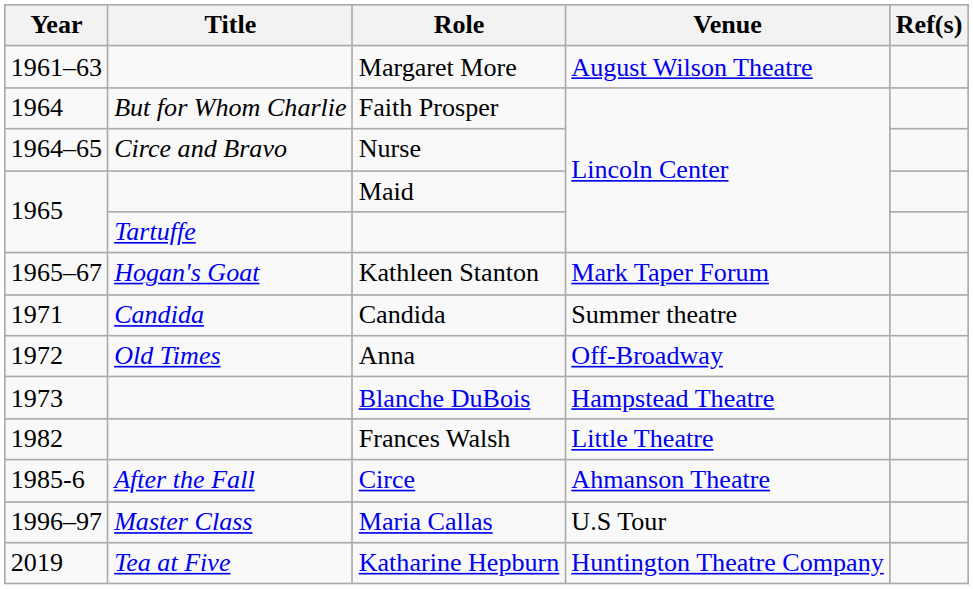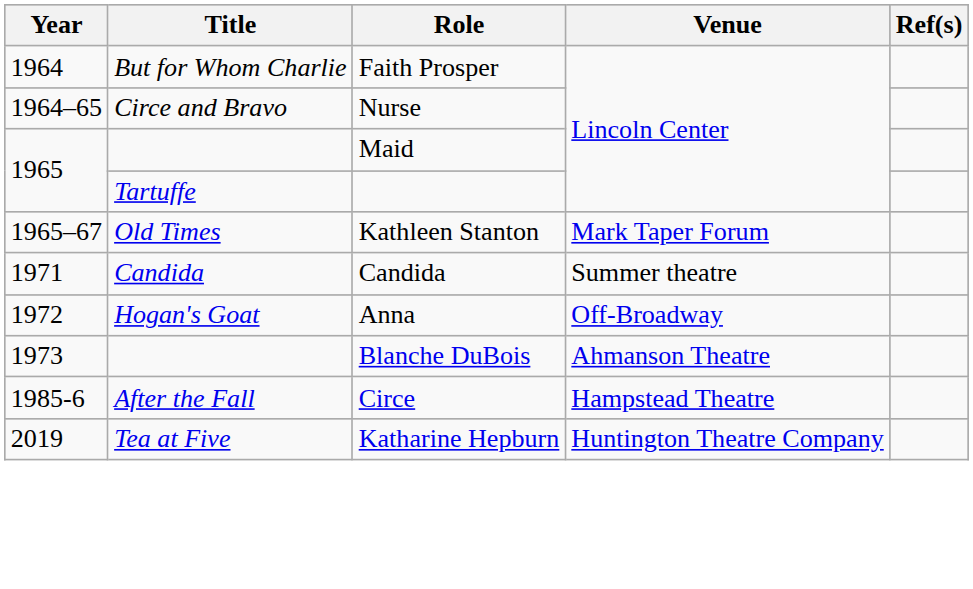- row: (438, 66)
(187, 273) Hogan's Goat -> (167, 231) Old Times
(167, 356) Old Times -> (187, 314) Hogan's Goat
(673, 397) Hampstead Theatre -> (671, 356) Ahmanson Theatre
- row: (435, 438)
(671, 480) Ahmanson Theatre -> (673, 397) Hampstead Theatre
- row: (426, 521)
